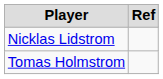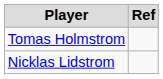rows swapped: (61, 39) <-> (66, 62)
